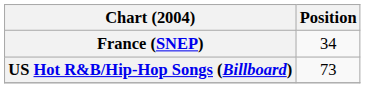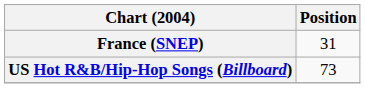(328, 43) 34 -> (328, 43) 31
